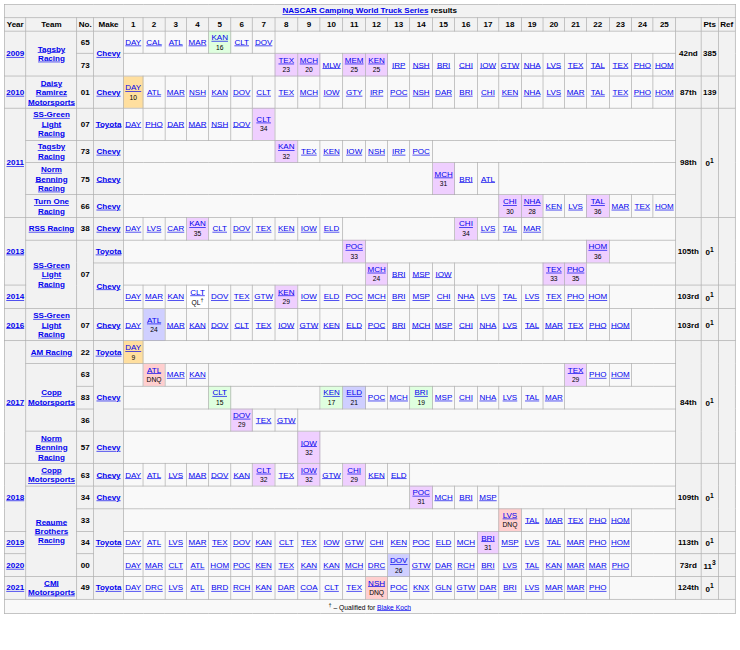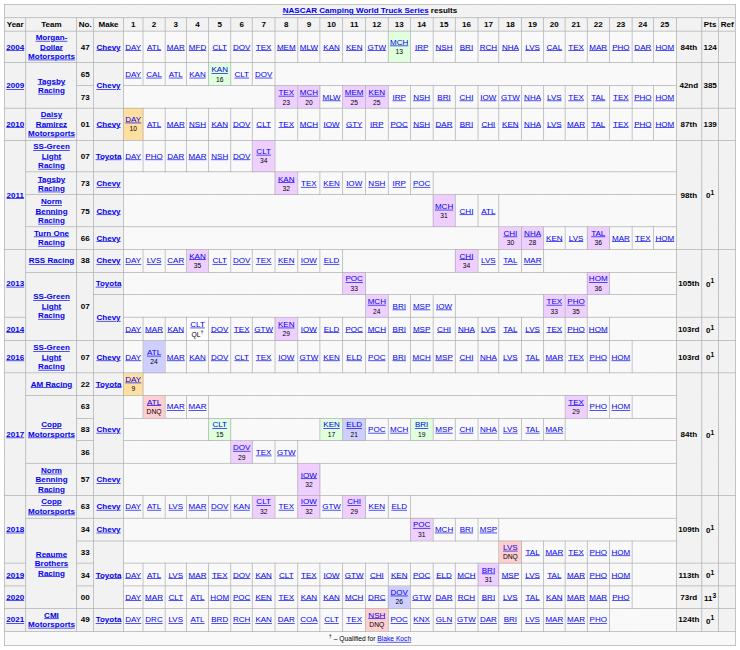+ row: (15, 47)
(198, 42) MAR -> (198, 74) KAN
(466, 179) BRI -> (466, 211) CHI
(198, 375) KAN -> (198, 407) MAR
